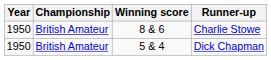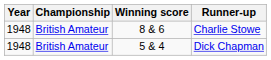(19, 30) 1950 -> (19, 30) 1948
(19, 47) 1950 -> (19, 47) 1948
